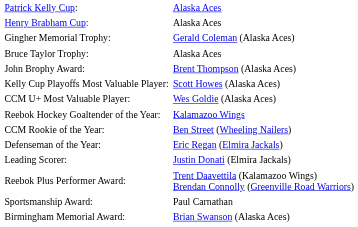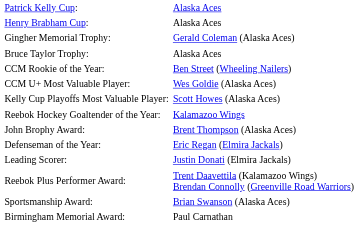rows swapped: (45, 69) <-> (54, 130)
rows swapped: (67, 99) <-> (87, 84)
(203, 202) Paul Carnathan -> (231, 202) Brian Swanson (Alaska Aces)
(231, 217) Brian Swanson (Alaska Aces) -> (203, 217) Paul Carnathan
